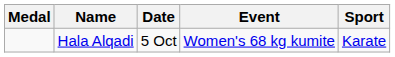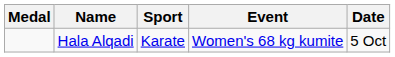columns swapped: (364, 17) <-> (159, 17)
